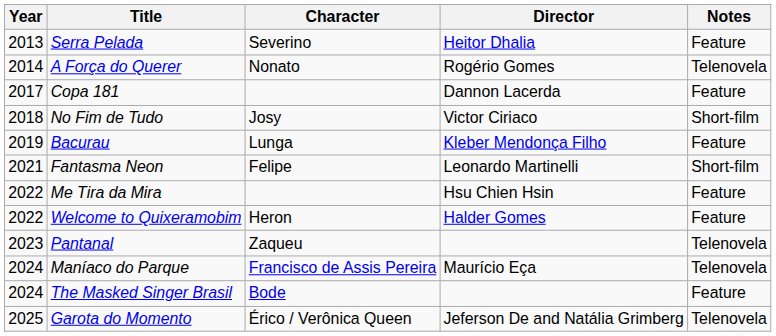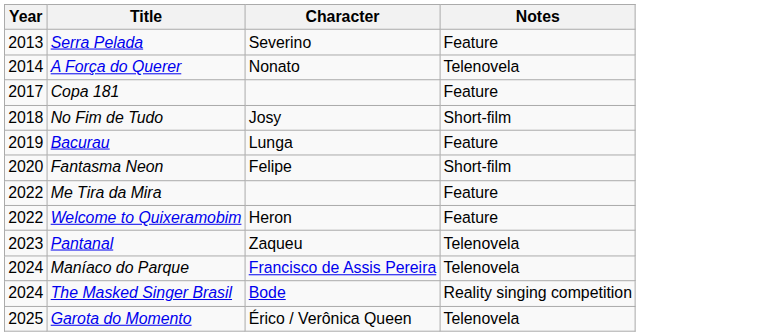- column: (564, 17)
(26, 167) 2021 -> (26, 167) 2020
(718, 293) Feature -> (538, 293) Reality singing competition
